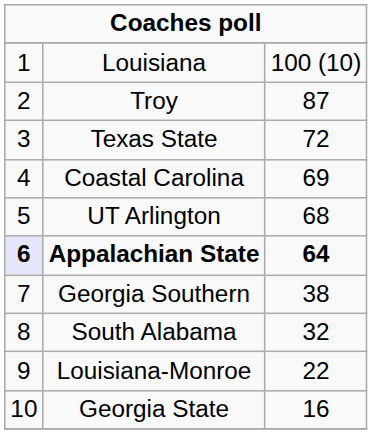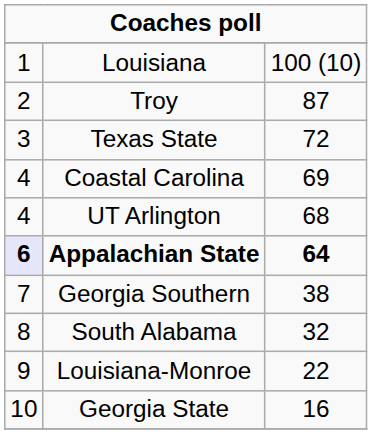(24, 216) 5 -> (24, 216) 4
